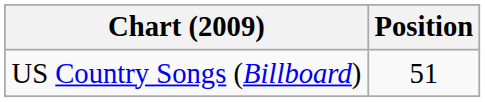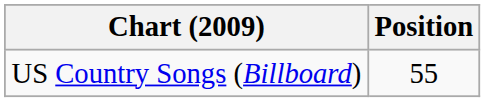(424, 72) 51 -> (424, 72) 55
